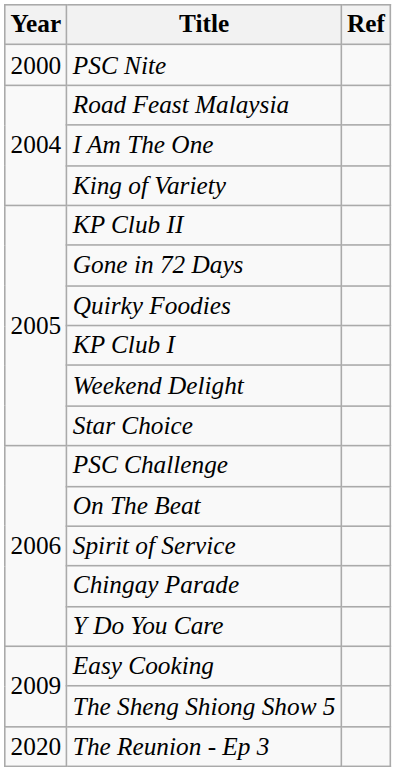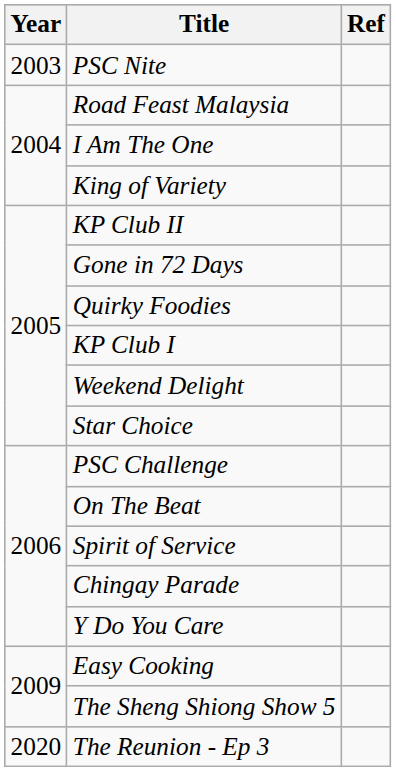(36, 64) 2000 -> (36, 64) 2003
